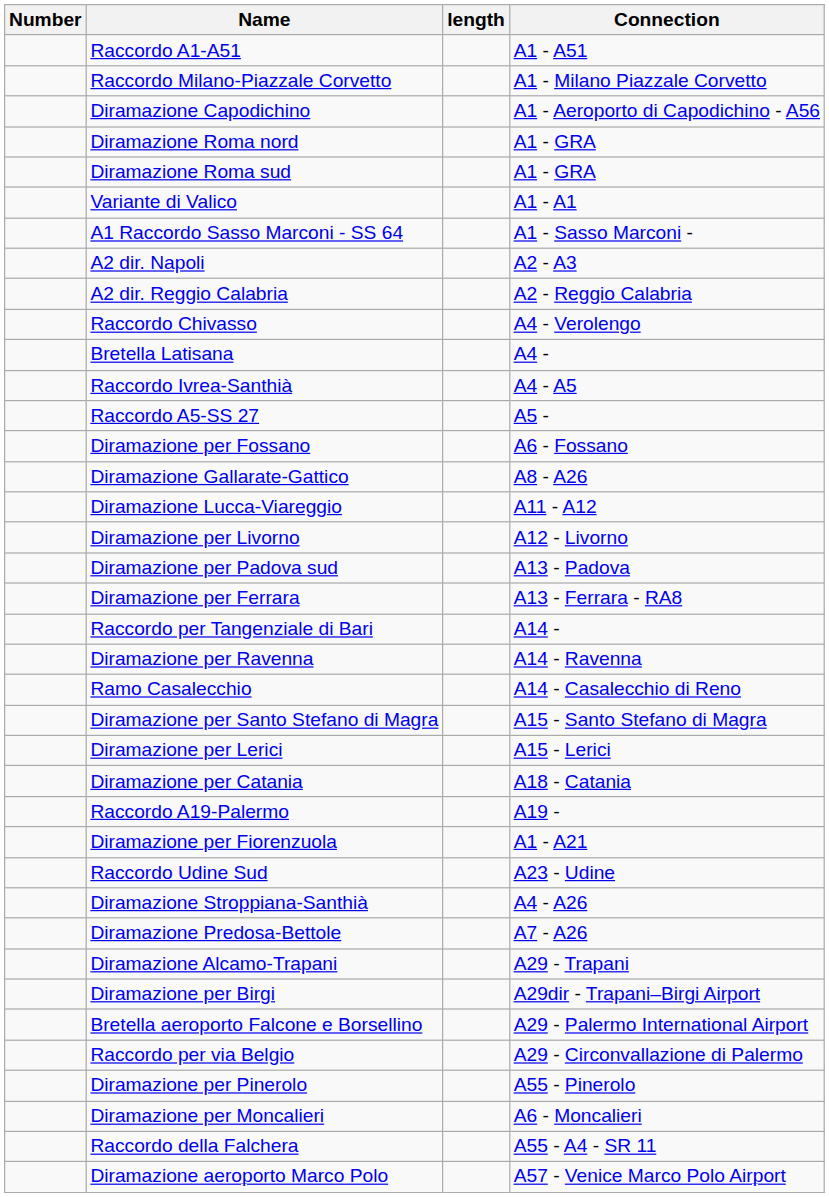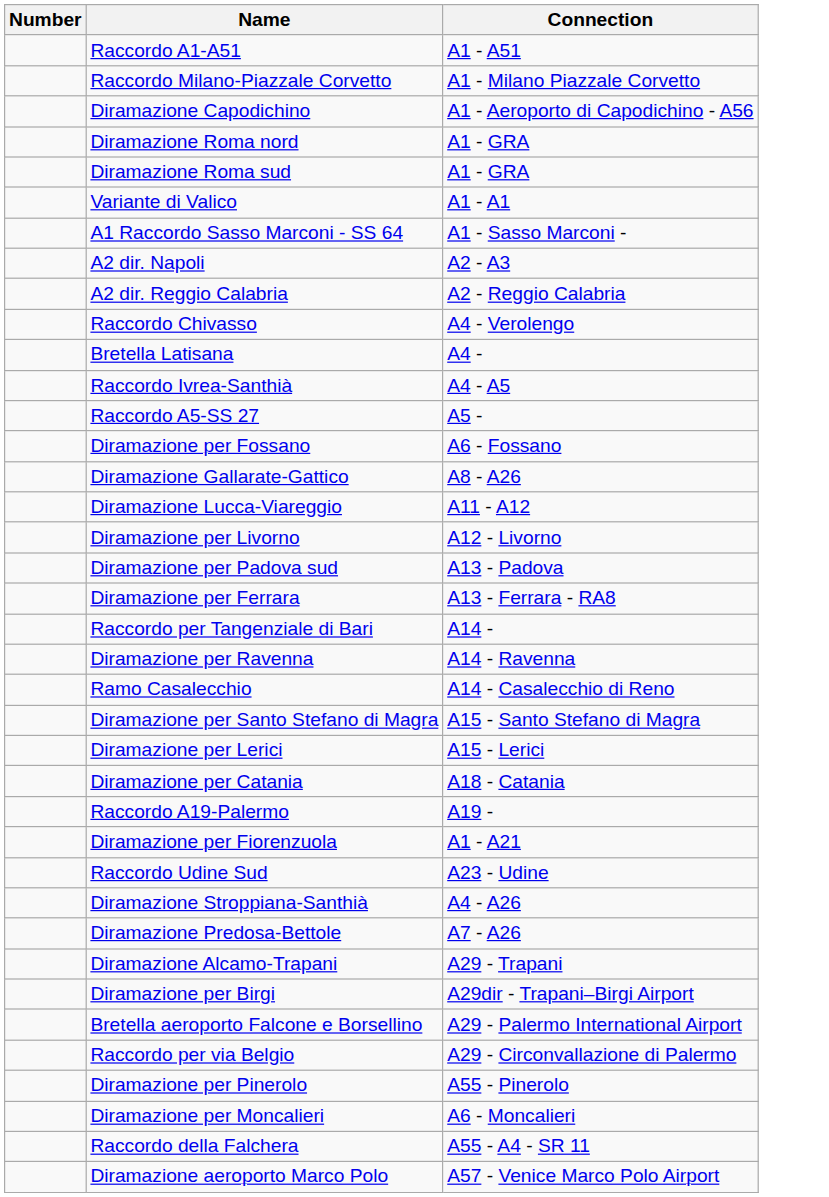- column: (476, 19)
